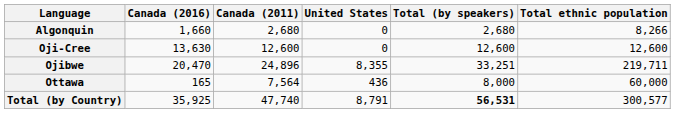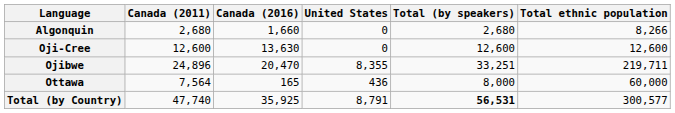columns swapped: (169, 13) <-> (258, 13)
